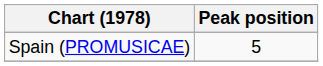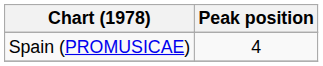(256, 46) 5 -> (256, 46) 4
